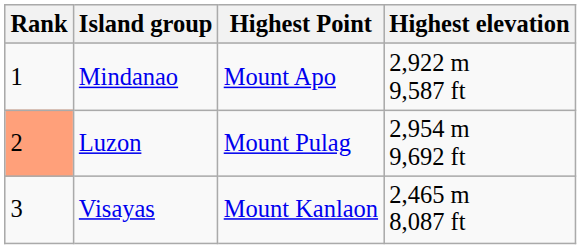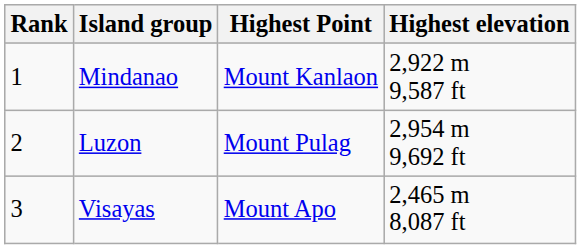(280, 76) Mount Apo -> (301, 76) Mount Kanlaon
(17, 142) lightsalmon background -> (17, 142) no background
(301, 209) Mount Kanlaon -> (280, 209) Mount Apo
